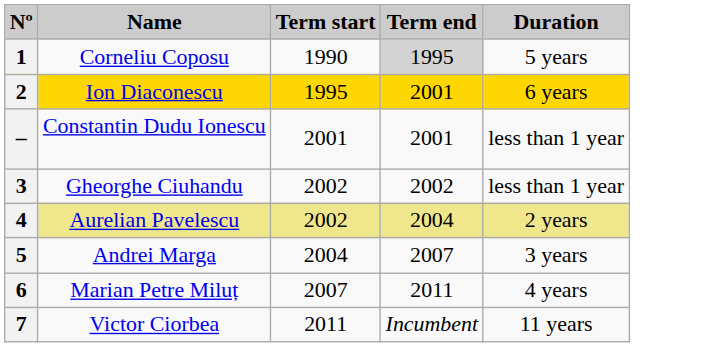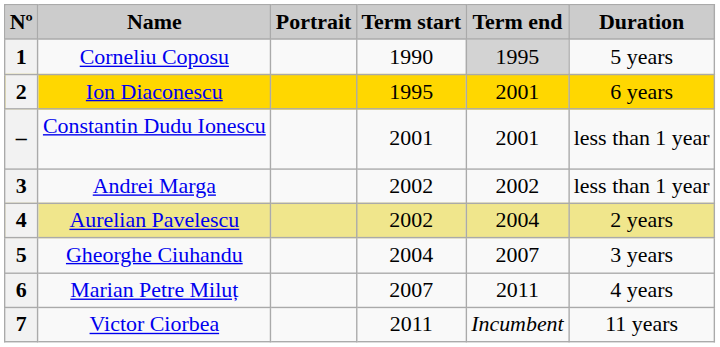+ column: (314, 21)
(154, 185) Gheorghe Ciuhandu -> (154, 185) Andrei Marga
(154, 255) Andrei Marga -> (154, 255) Gheorghe Ciuhandu
